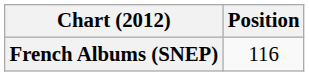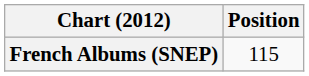(264, 53) 116 -> (264, 53) 115
